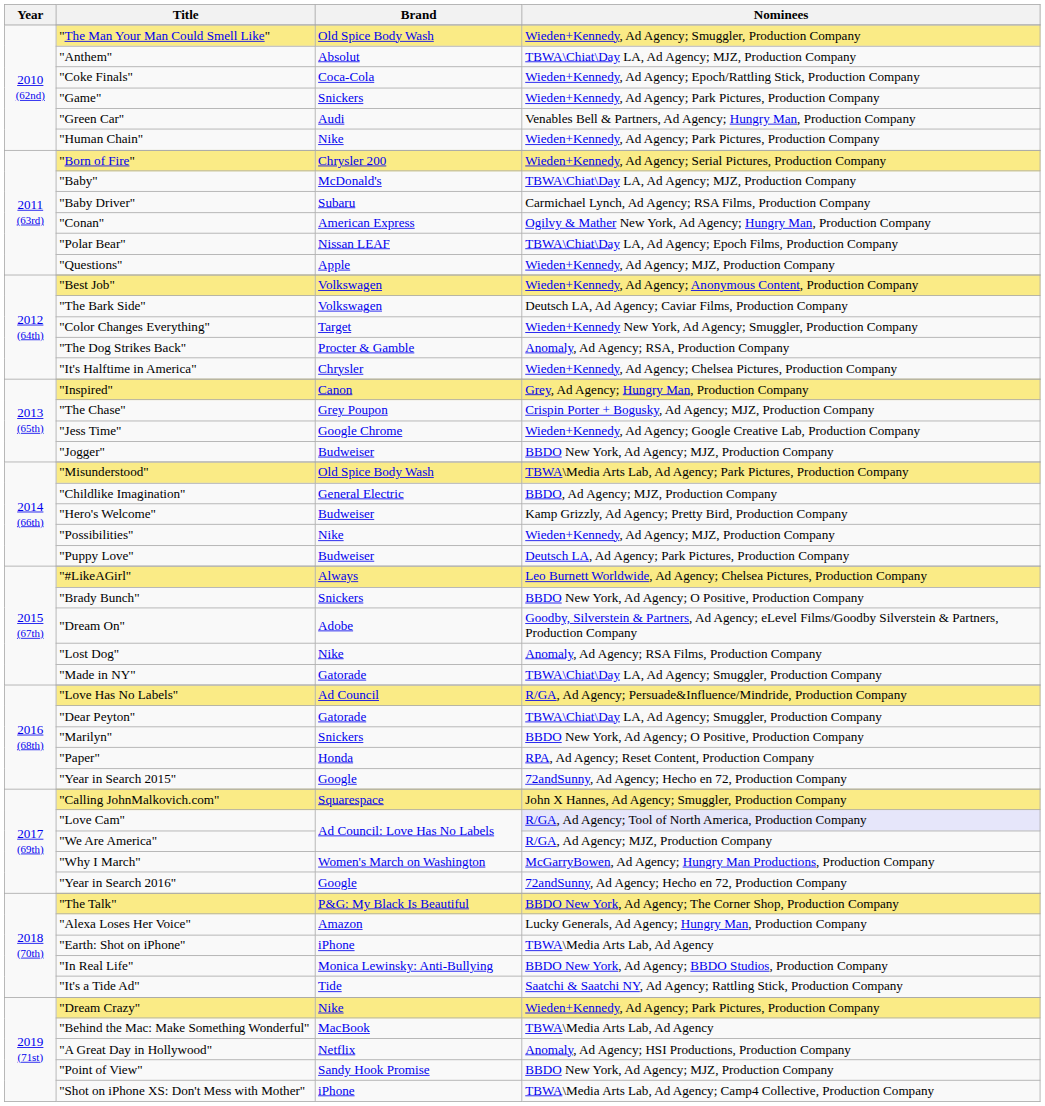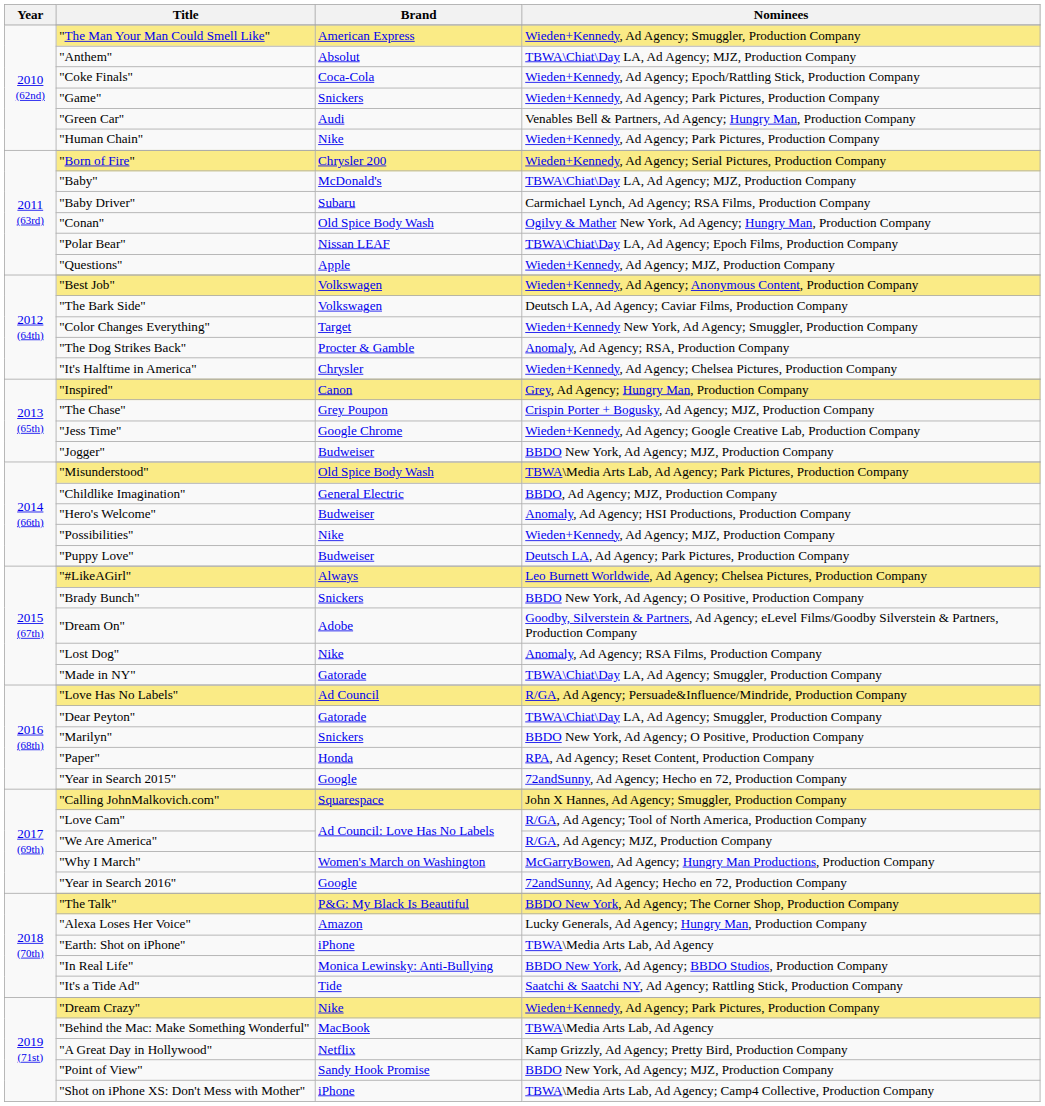(376, 35) Old Spice Body Wash -> (366, 35) American Express
(366, 222) American Express -> (376, 222) Old Spice Body Wash
(686, 514) Kamp Grizzly, Ad Agency; Pretty Bird, Production Company -> (688, 514) Anomaly, Ad Agency; HSI Productions, Production Company
(696, 820) lavender background -> (696, 820) no background
(688, 1049) Anomaly, Ad Agency; HSI Productions, Production Company -> (686, 1049) Kamp Grizzly, Ad Agency; Pretty Bird, Production Company
